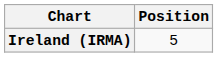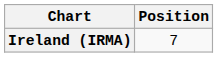(174, 40) 5 -> (174, 40) 7
